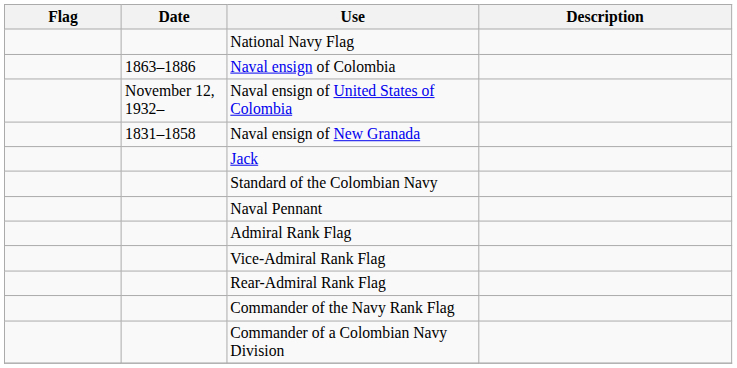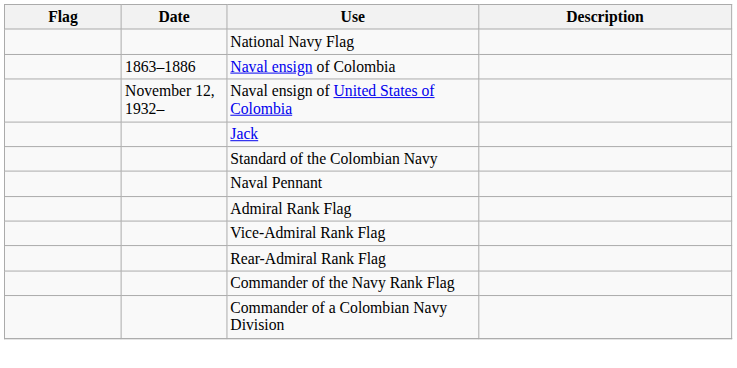- row: (325, 134)
